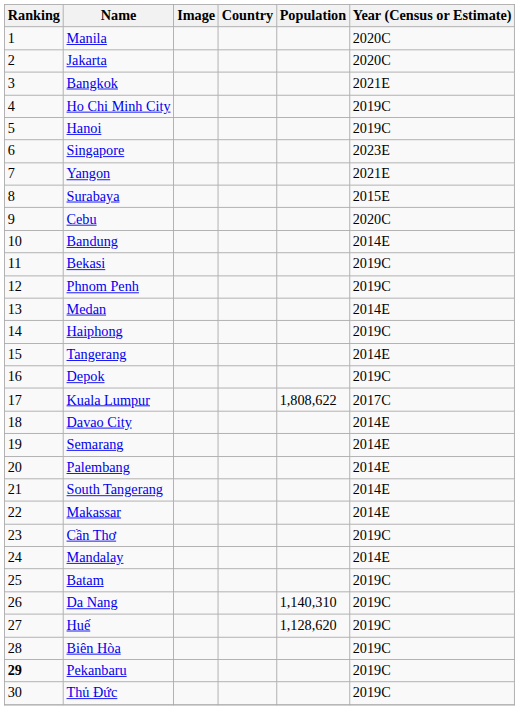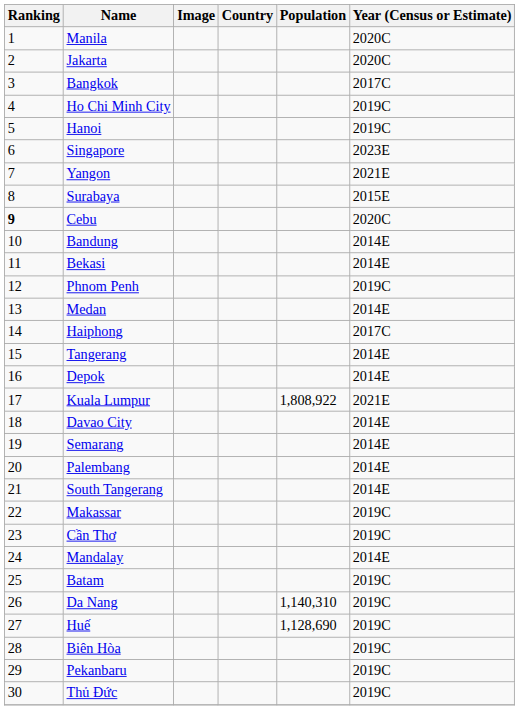(371, 83) 2021E -> (372, 83) 2017C
(11, 219) normal -> (11, 219) bold
(372, 264) 2019C -> (371, 264) 2014E
(372, 331) 2019C -> (372, 331) 2017C
(372, 377) 2019C -> (371, 377) 2014E
(308, 399) 1,808,622 -> (308, 399) 1,808,922
(372, 399) 2017C -> (371, 399) 2021E
(371, 512) 2014E -> (372, 512) 2019C
(308, 625) 1,128,620 -> (308, 625) 1,128,690
(15, 670) bold -> (15, 670) normal
